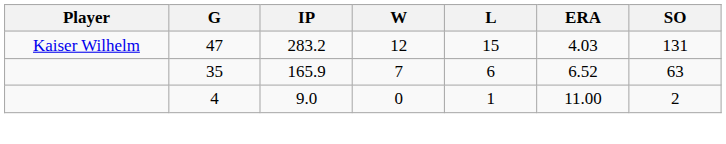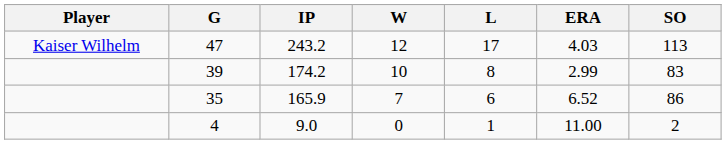(307, 44) 283.2 -> (307, 44) 243.2
(491, 44) 15 -> (491, 44) 17
(675, 44) 131 -> (675, 44) 113
+ row: (214, 71)
(675, 71) 63 -> (675, 98) 86
